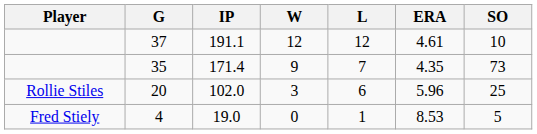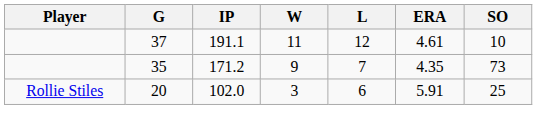(294, 41) 12 -> (294, 41) 11
(227, 66) 171.4 -> (227, 66) 171.2
(430, 91) 5.96 -> (430, 91) 5.91
- row: (159, 116)
